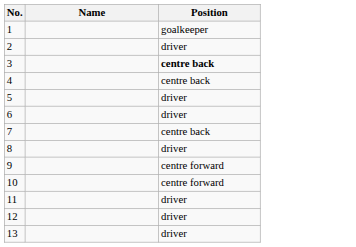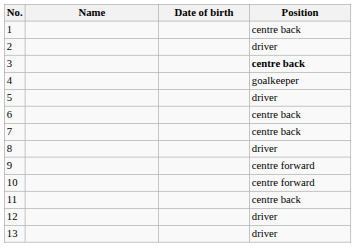+ column: (204, 13)
(185, 30) goalkeeper -> (276, 30) centre back
(186, 81) centre back -> (275, 81) goalkeeper
(174, 115) driver -> (276, 115) centre back
(174, 200) driver -> (276, 200) centre back
